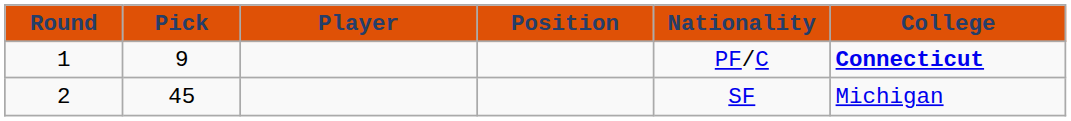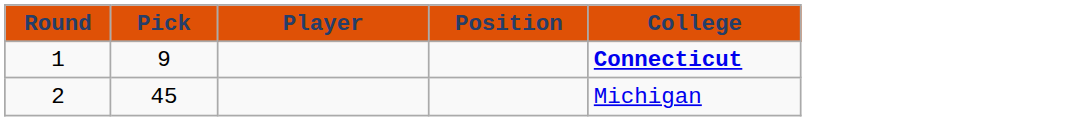- column: (742, 23)
